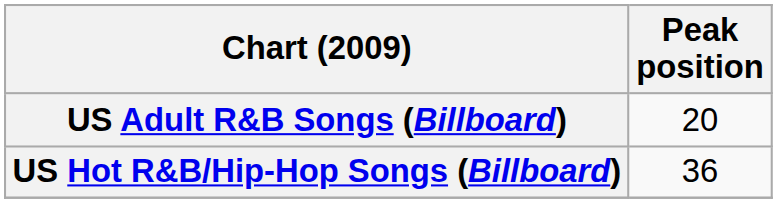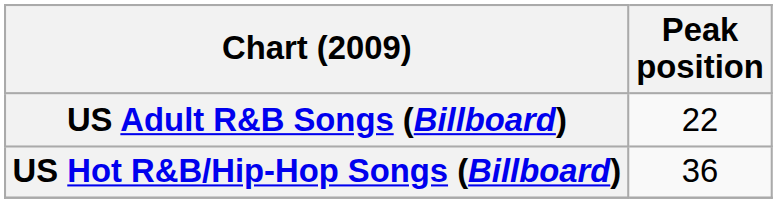(700, 119) 20 -> (700, 119) 22
